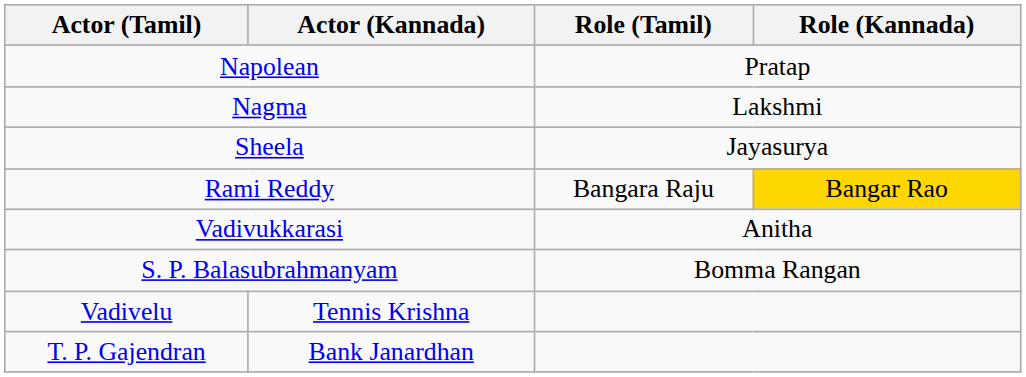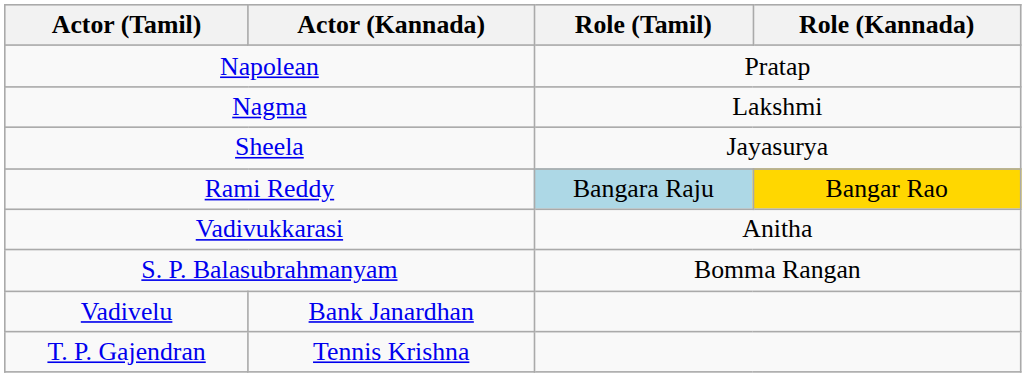(643, 188) no background -> (643, 188) lightblue background
(391, 310) Tennis Krishna -> (391, 310) Bank Janardhan
(391, 351) Bank Janardhan -> (391, 351) Tennis Krishna
